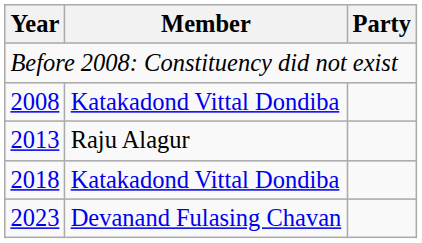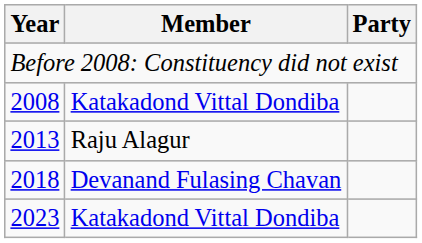(205, 179) Katakadond Vittal Dondiba -> (206, 179) Devanand Fulasing Chavan
(206, 218) Devanand Fulasing Chavan -> (205, 218) Katakadond Vittal Dondiba
